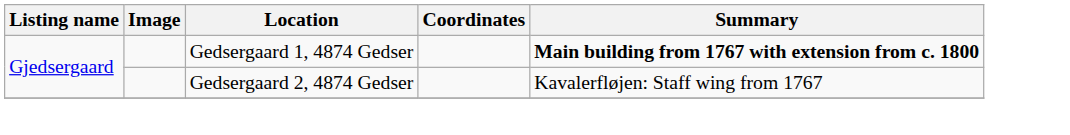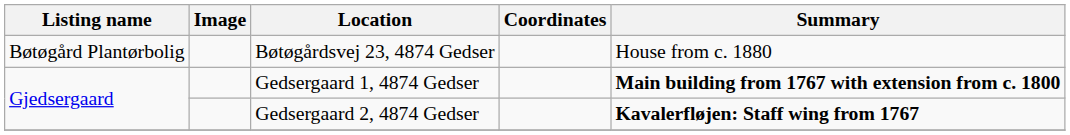+ row: (375, 51)
(678, 82) normal -> (767, 113) bold
